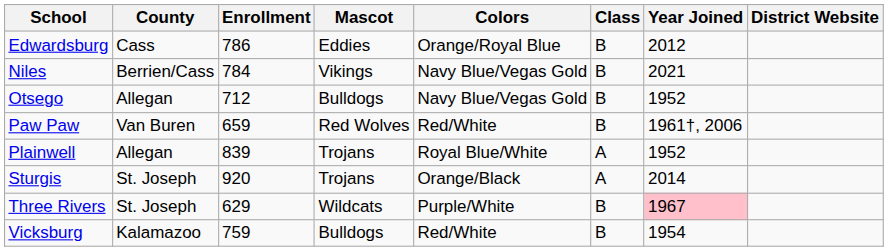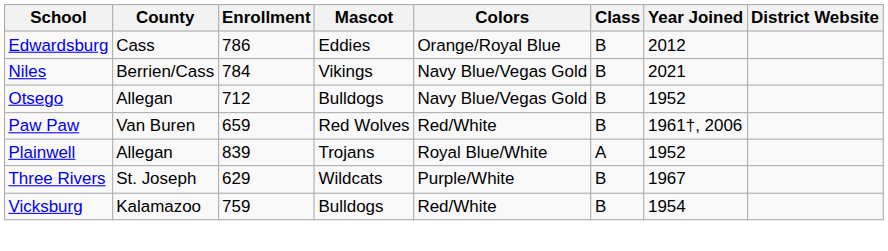- row: (35, 179)
(667, 206) pink background -> (667, 179) no background
